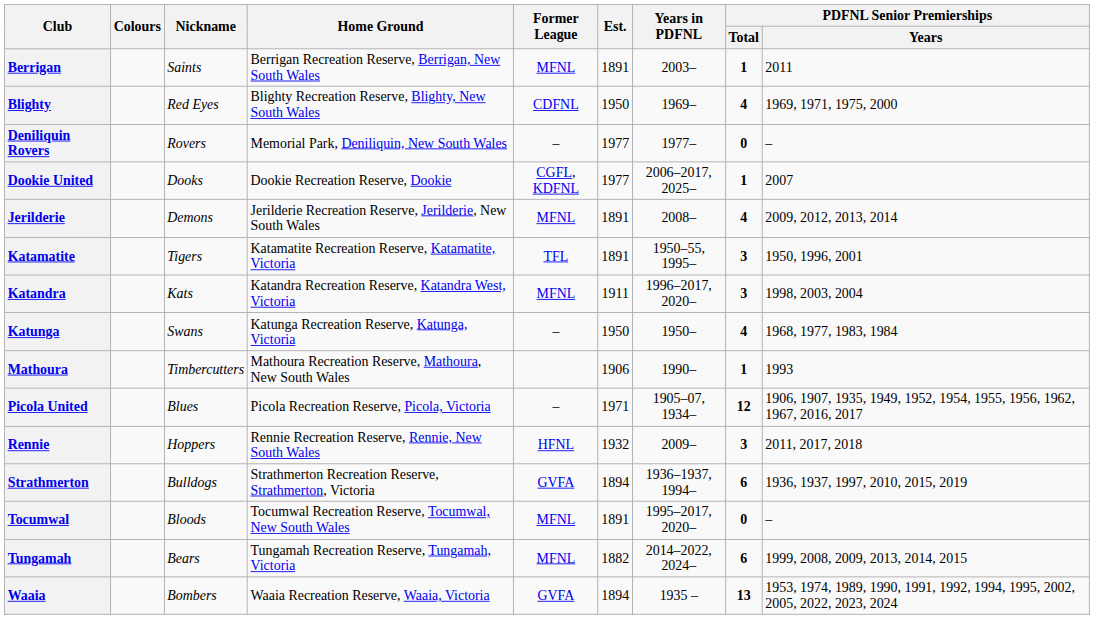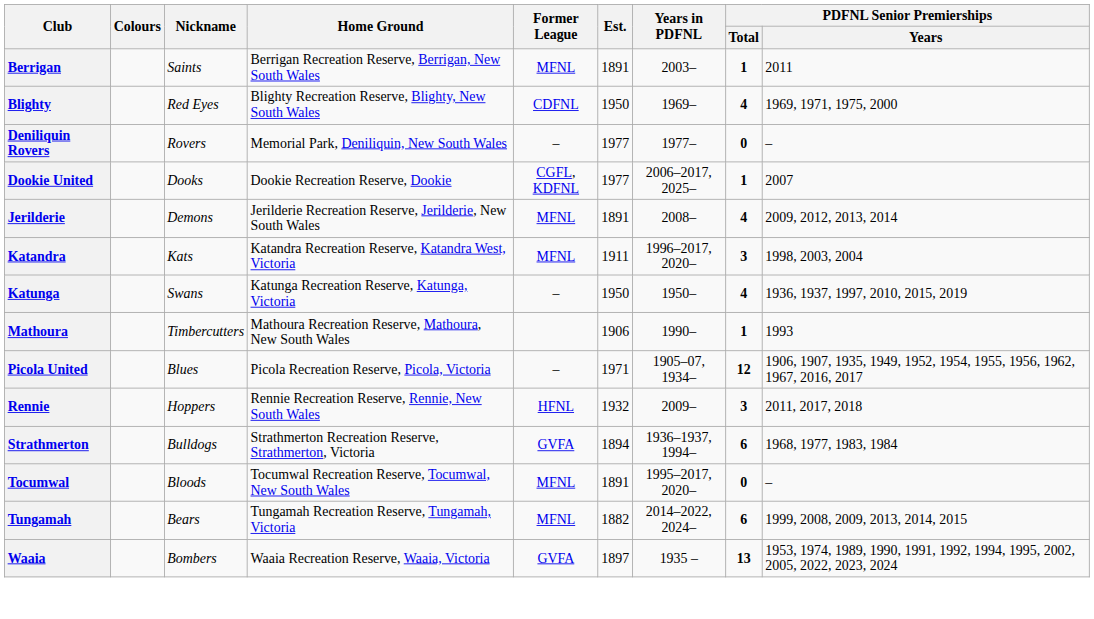- row: (41, 256)
(831, 331) 1968, 1977, 1983, 1984 -> (866, 293) 1936, 1937, 1997, 2010, 2015, 2019
(866, 482) 1936, 1937, 1997, 2010, 2015, 2019 -> (831, 444) 1968, 1977, 1983, 1984
(615, 595) 1894 -> (615, 558) 1897
